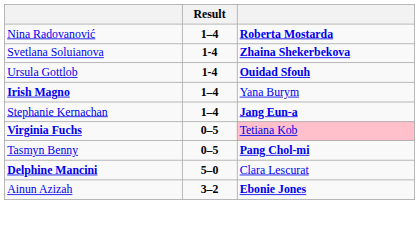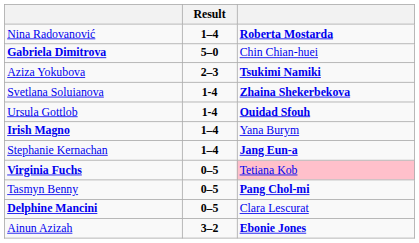+ row: (57, 53)
+ row: (46, 73)
(210, 170) 5–0 -> (210, 209) 0–5
